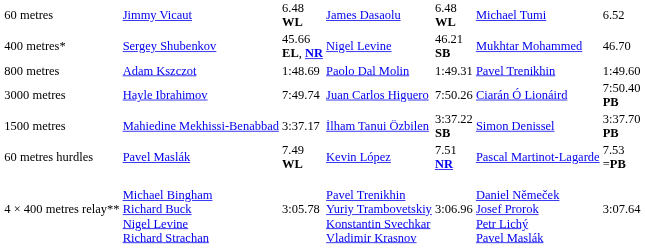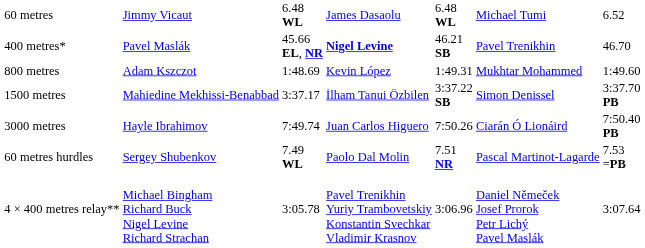(169, 46) Sergey Shubenkov -> (156, 46) Pavel Maslák
(359, 46) normal -> (360, 46) bold
(529, 46) Mukhtar Mohammed -> (516, 46) Pavel Trenikhin
(368, 70) Paolo Dal Molin -> (359, 70) Kevin López
(516, 70) Pavel Trenikhin -> (529, 70) Mukhtar Mohammed
rows swapped: (35, 126) <-> (35, 95)
(156, 157) Pavel Maslák -> (169, 157) Sergey Shubenkov
(359, 157) Kevin López -> (368, 157) Paolo Dal Molin
